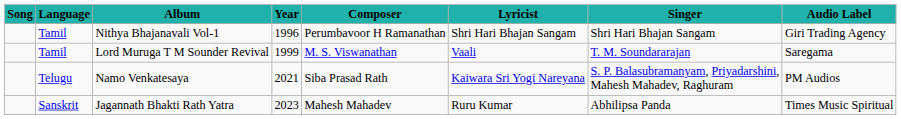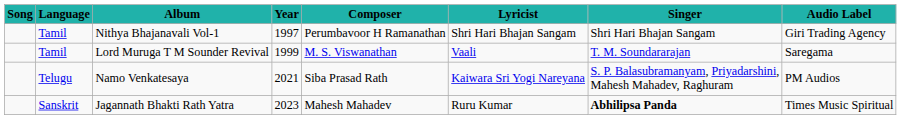(287, 33) 1996 -> (287, 33) 1997
(631, 104) normal -> (634, 104) bold
